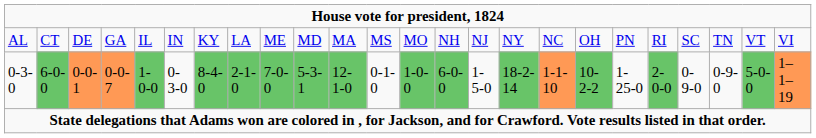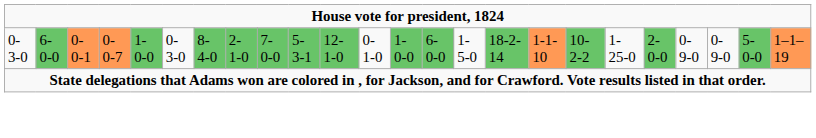- row: (18, 39)
